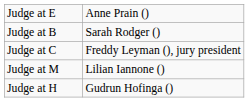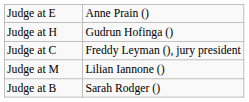rows swapped: (32, 87) <-> (32, 32)
